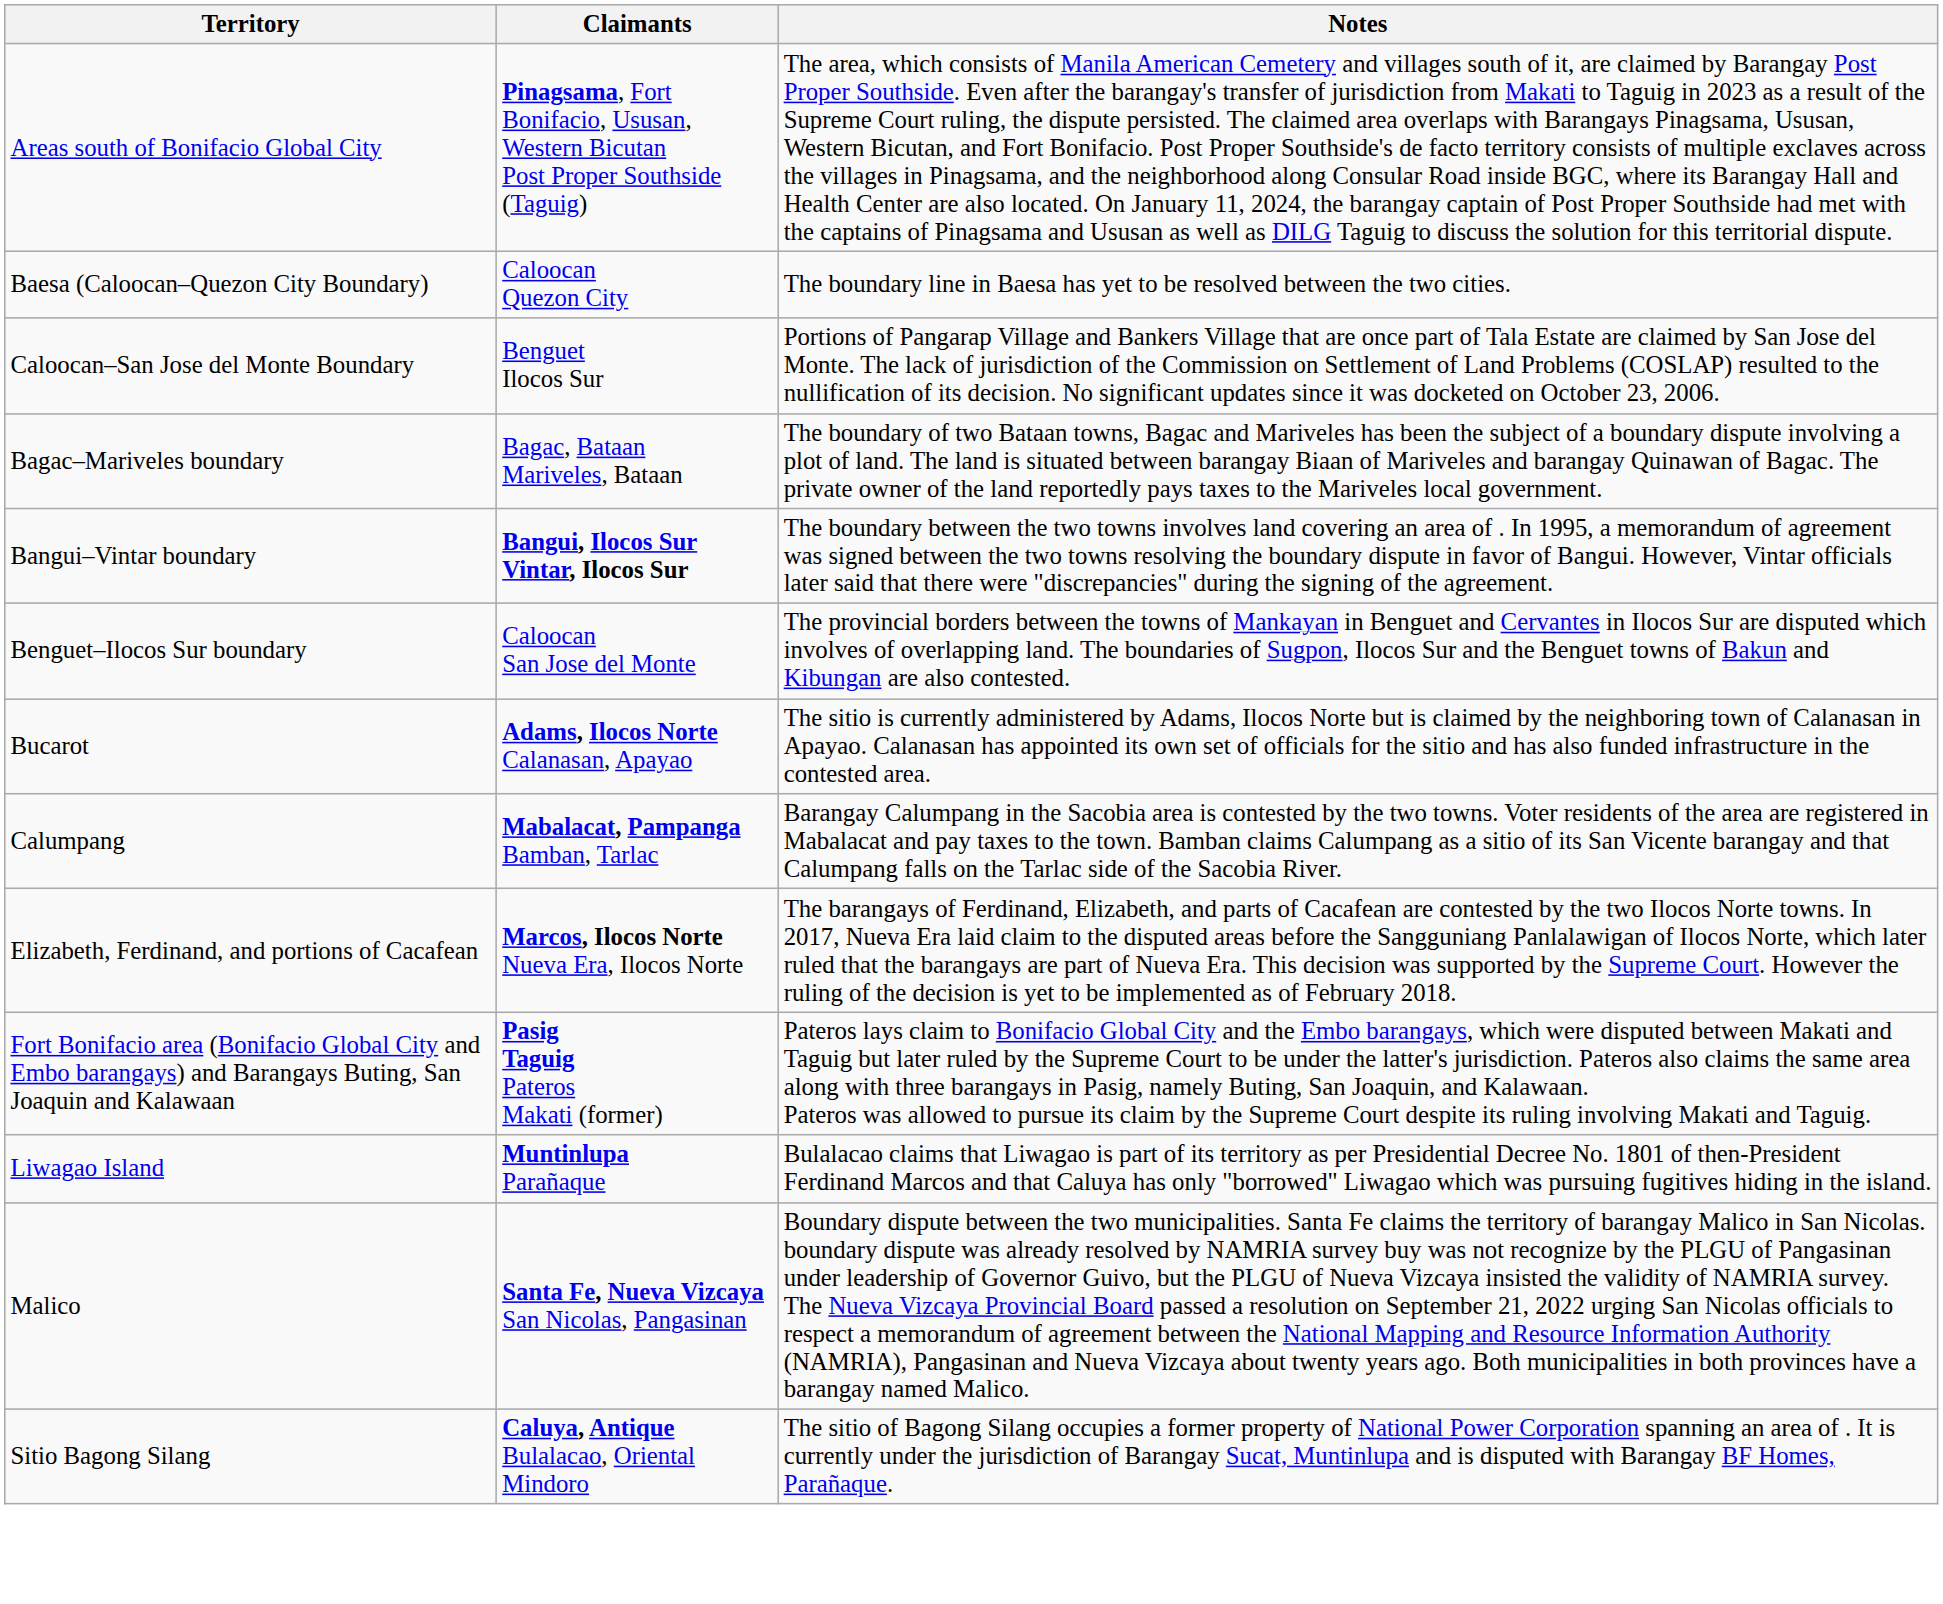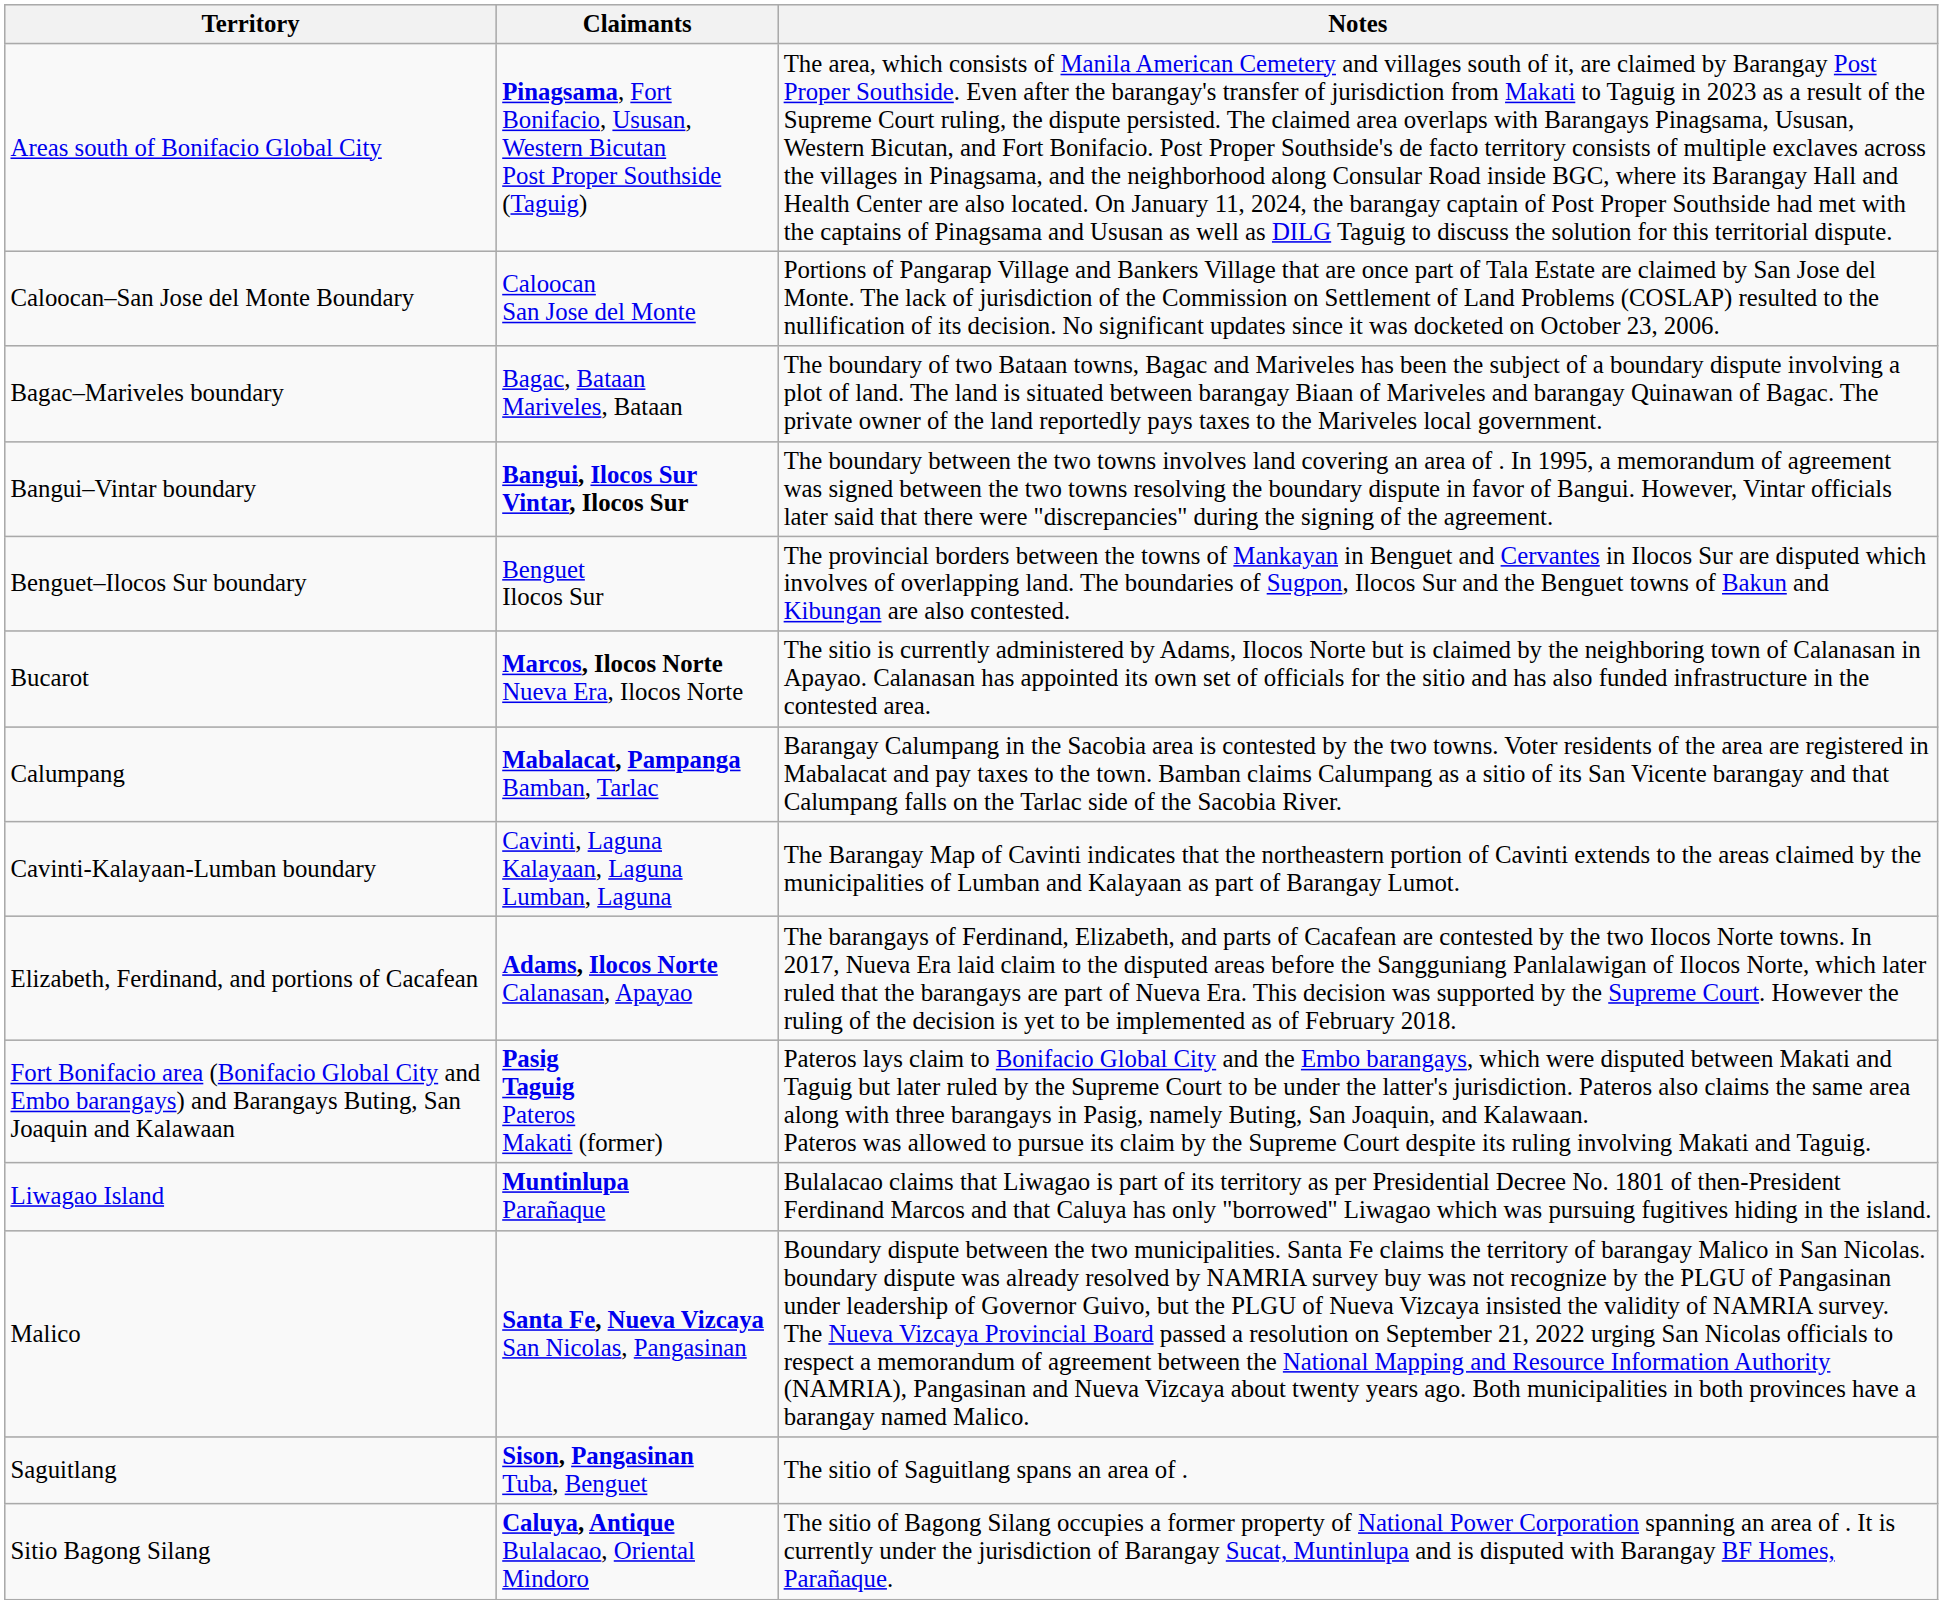- row: (220, 284)
(553, 365) Benguet Ilocos Sur -> (599, 298) Caloocan San Jose del Monte
(599, 650) Caloocan San Jose del Monte -> (553, 583) Benguet Ilocos Sur
(610, 745) Adams, Ilocos Norte Calanasan, Apayao -> (623, 678) Marcos, Ilocos Norte Nueva Era, Ilocos Norte
+ row: (193, 868)
(623, 950) Marcos, Ilocos Norte Nueva Era, Ilocos Norte -> (610, 977) Adams, Ilocos Norte Calanasan, Apayao
+ row: (64, 1470)
